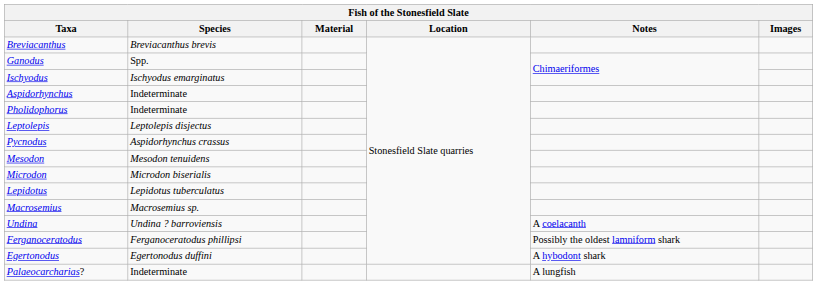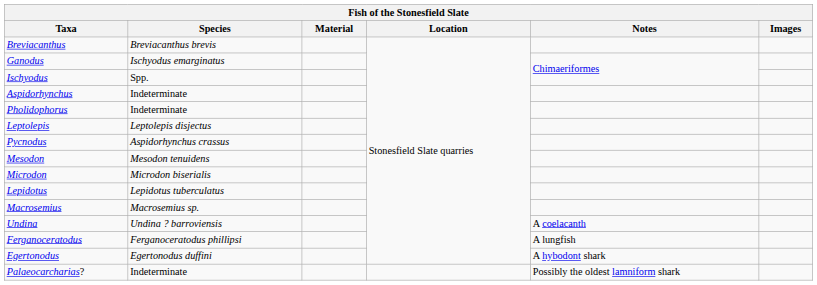(139, 61) Spp. -> (177, 61) Ischyodus emarginatus
(177, 77) Ischyodus emarginatus -> (139, 77) Spp.
(606, 239) Possibly the oldest lamniform shark -> (554, 239) A lungfish
(554, 272) A lungfish -> (606, 272) Possibly the oldest lamniform shark
